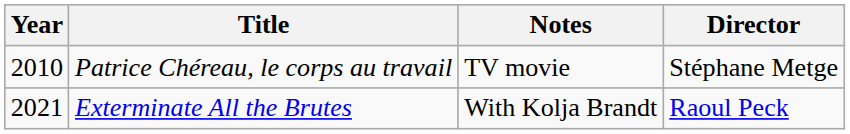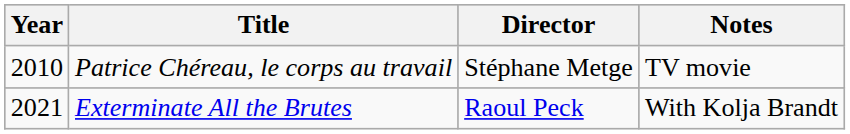columns swapped: (754, 25) <-> (561, 25)
